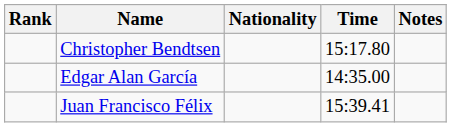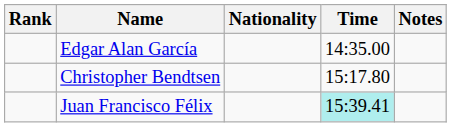rows swapped: (129, 77) <-> (140, 48)
(358, 106) no background -> (358, 106) paleturquoise background
